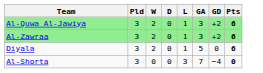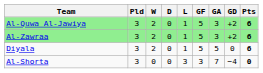+ column: (201, 11)
